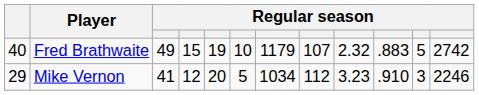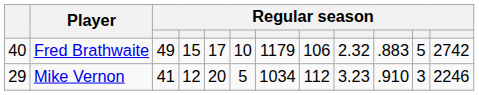(217, 50) 19 -> (217, 50) 17
(317, 50) 107 -> (317, 50) 106
